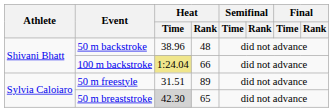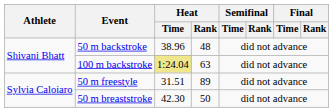(205, 64) 66 -> (205, 64) 63
(173, 99) lightgrey background -> (173, 99) no background
(205, 99) 65 -> (205, 99) 50
